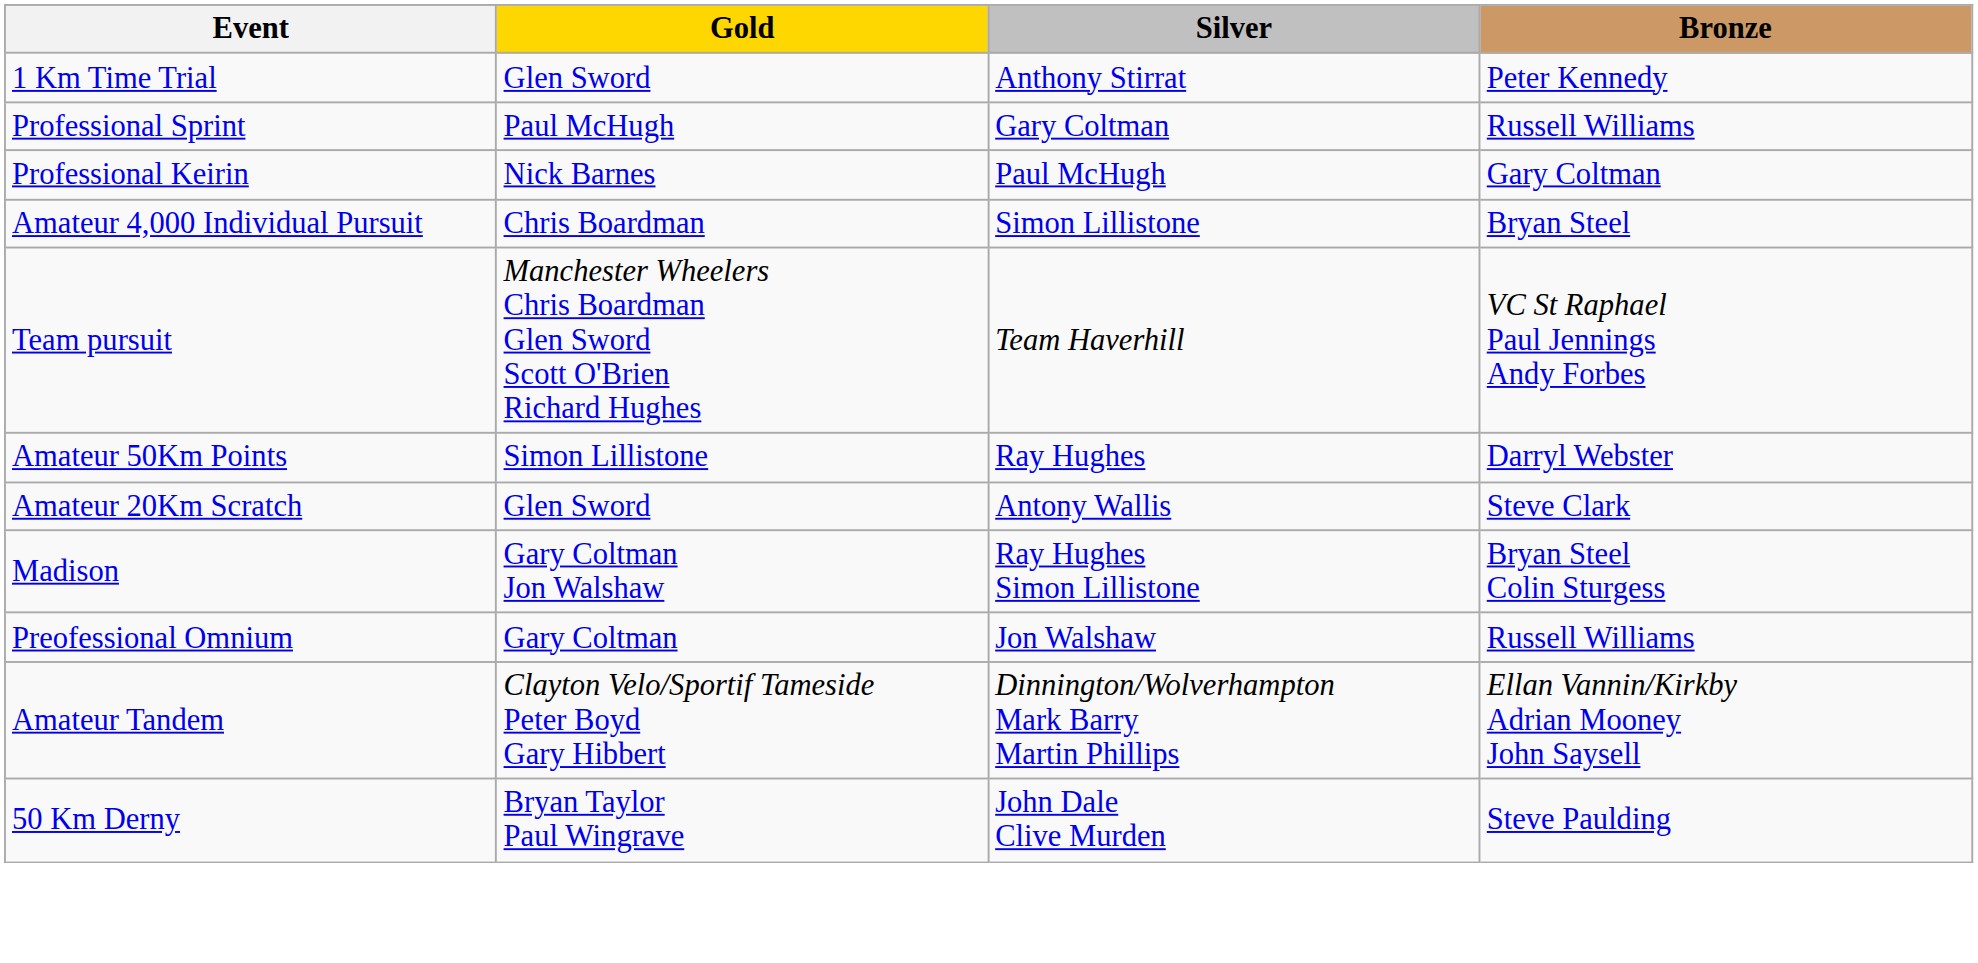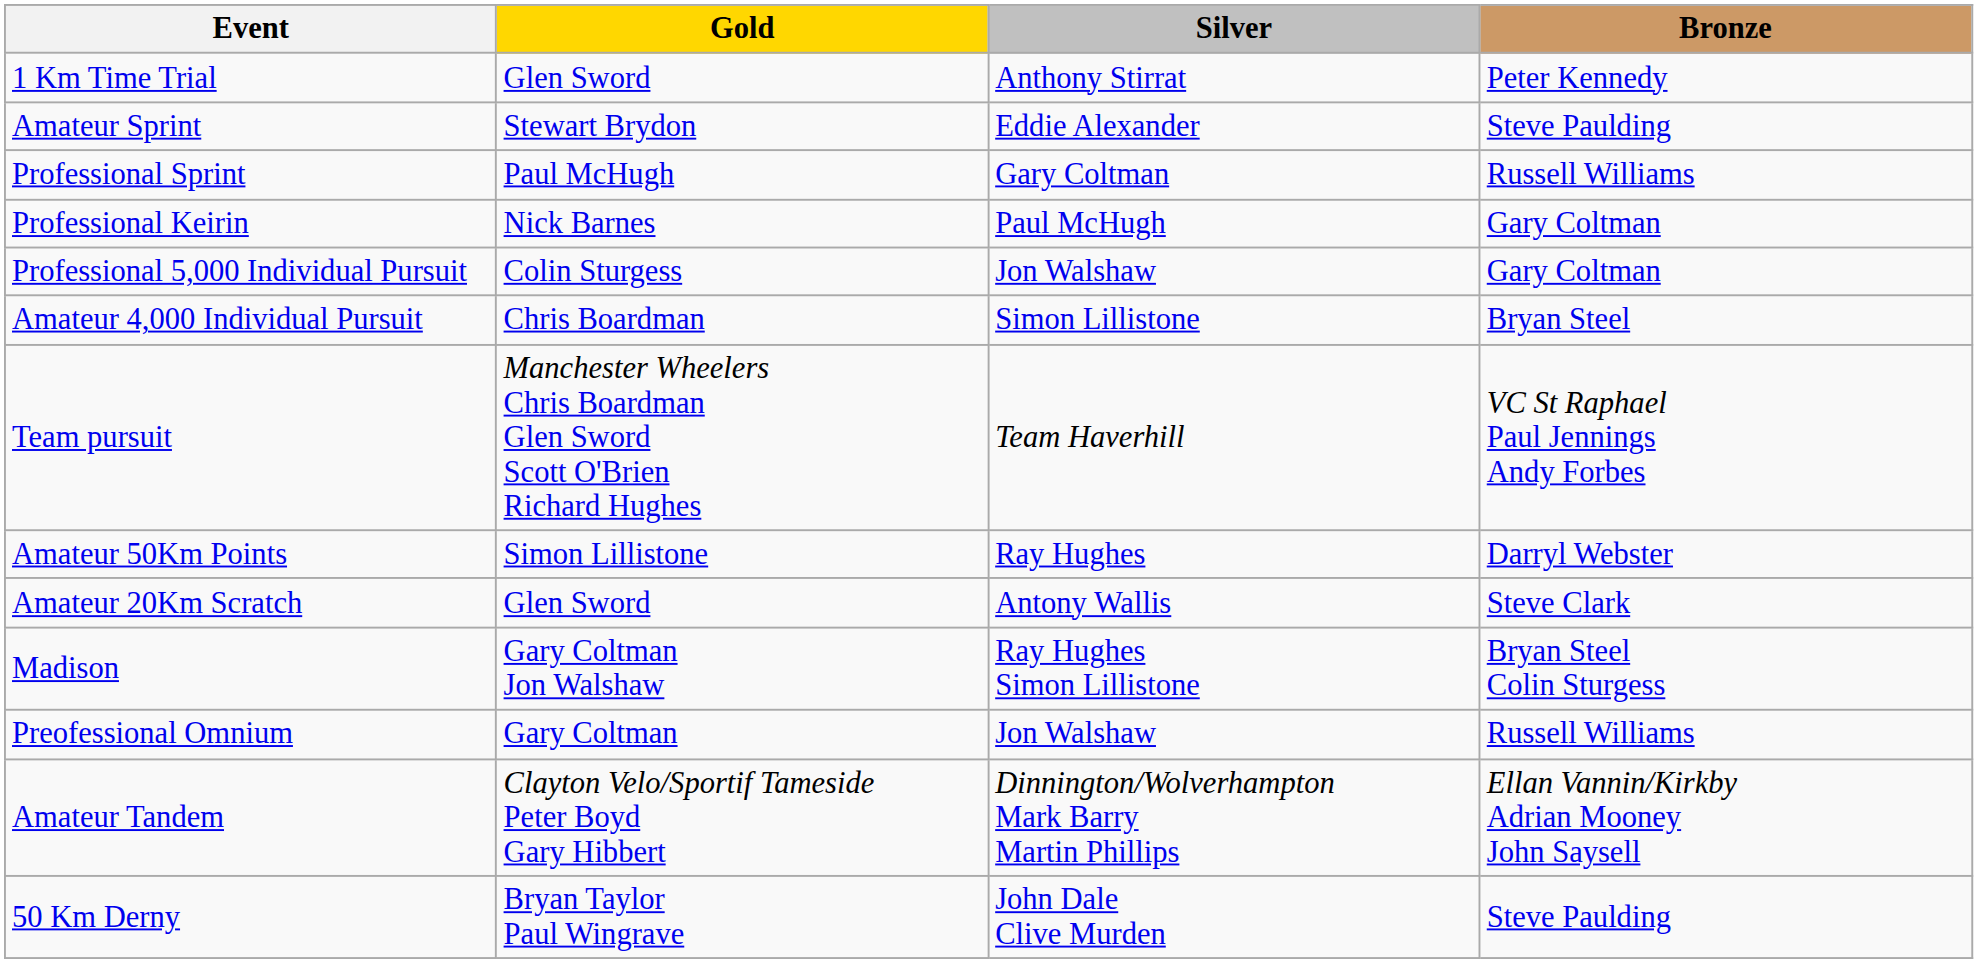+ row: (107, 125)
+ row: (239, 271)
